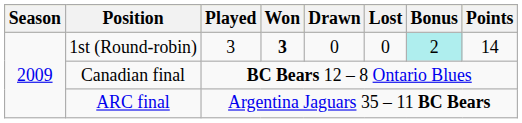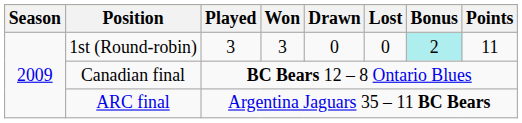(282, 46) bold -> (282, 46) normal
(490, 46) 14 -> (490, 46) 11
